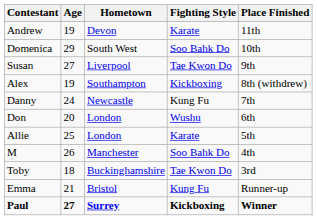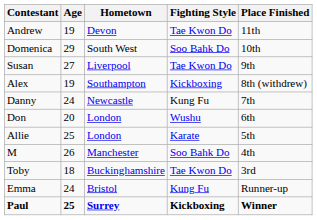(185, 30) Karate -> (201, 30) Tae Kwon Do
(69, 188) 21 -> (69, 188) 24
(69, 205) 27 -> (69, 205) 25
